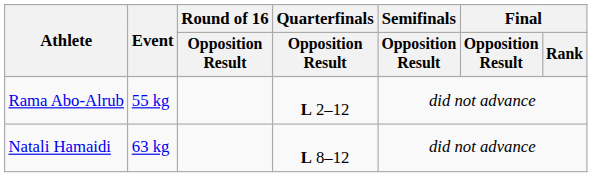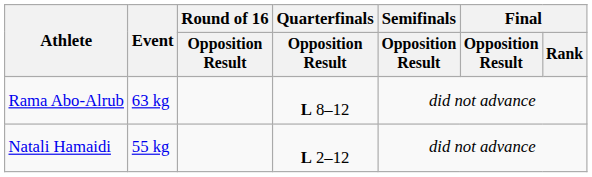(151, 100) 55 kg -> (151, 100) 63 kg
(325, 110) L 2–12 -> (325, 110) L 8–12
(151, 147) 63 kg -> (151, 147) 55 kg
(325, 157) L 8–12 -> (325, 157) L 2–12
